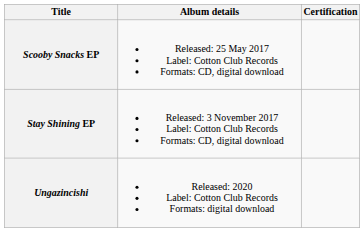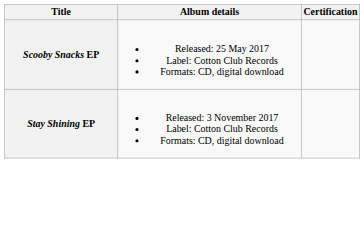- row: (61, 192)
